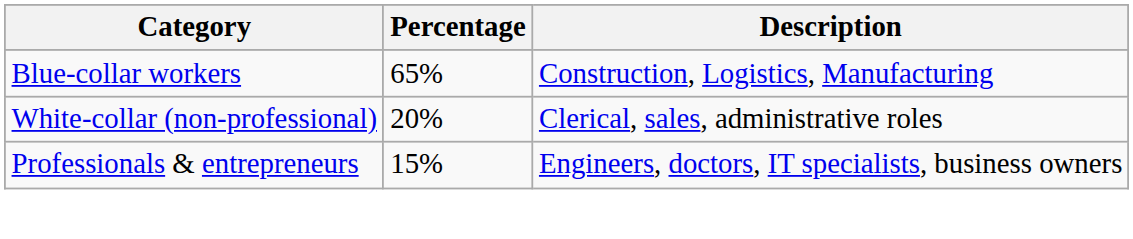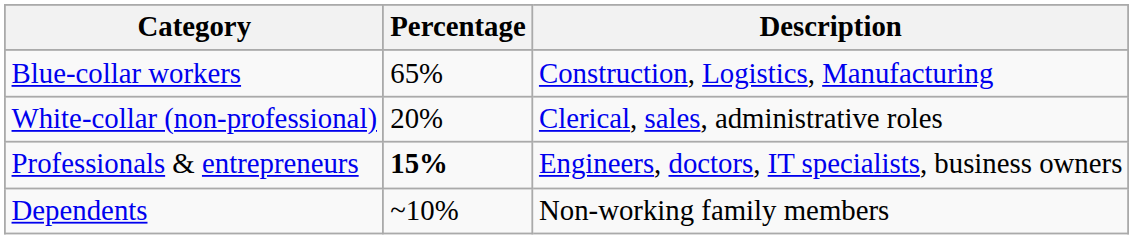(417, 164) normal -> (419, 164) bold
+ row: (80, 210)
